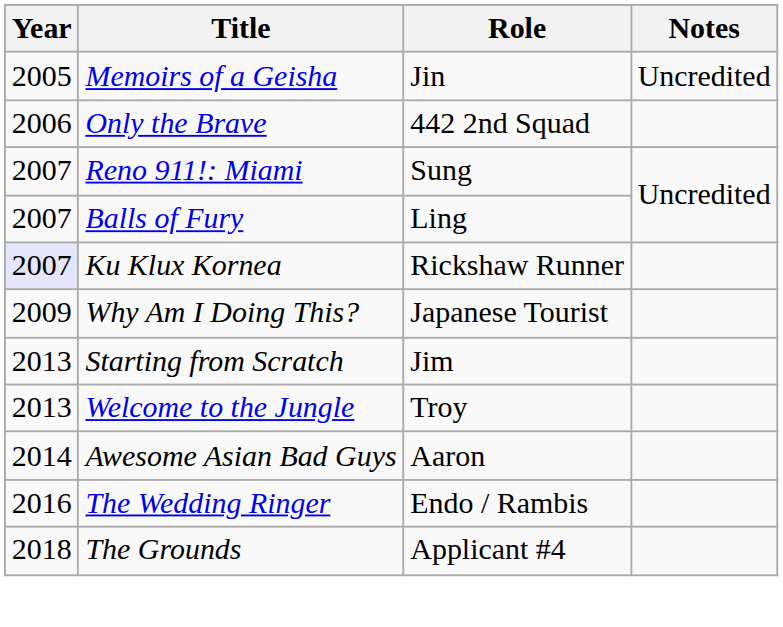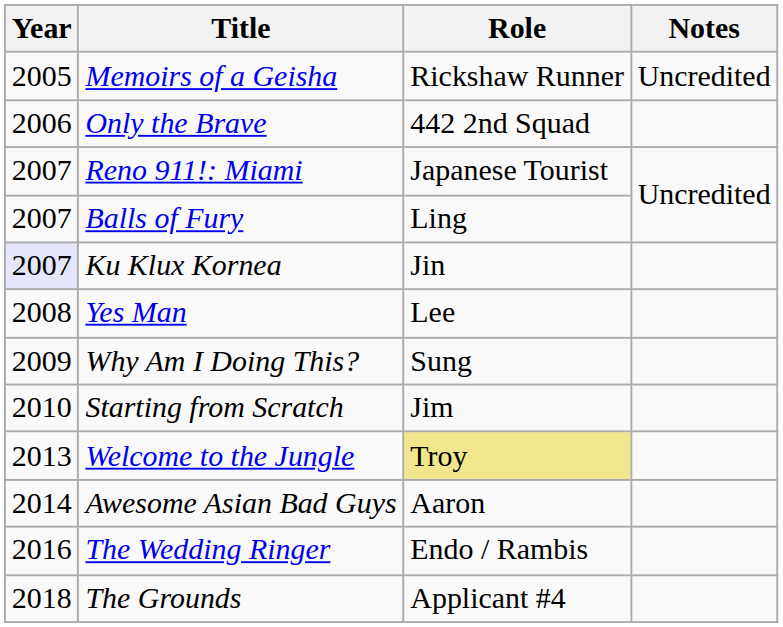(428, 75) Jin -> (517, 75) Rickshaw Runner
(441, 170) Sung -> (509, 170) Japanese Tourist
(517, 265) Rickshaw Runner -> (428, 265) Jin
+ row: (136, 312)
(509, 312) Japanese Tourist -> (441, 360) Sung
(42, 360) 2013 -> (42, 407) 2010
(439, 407) no background -> (439, 455) khaki background
